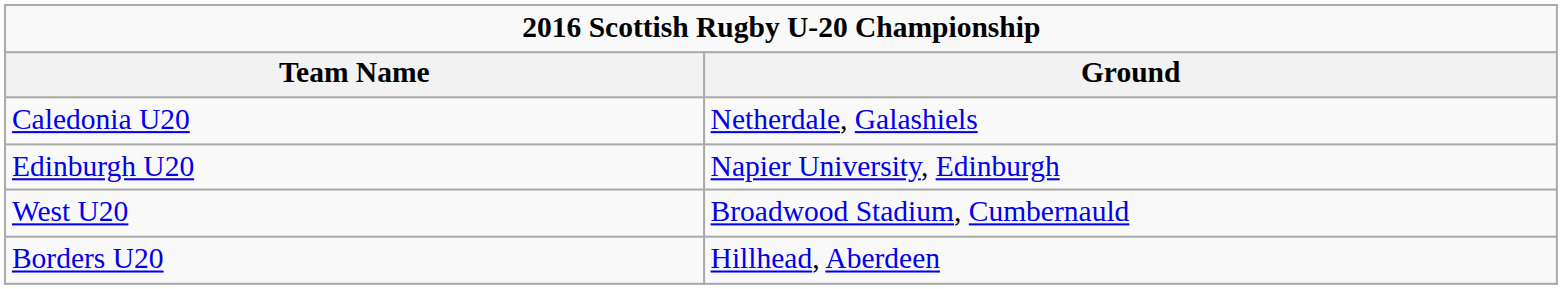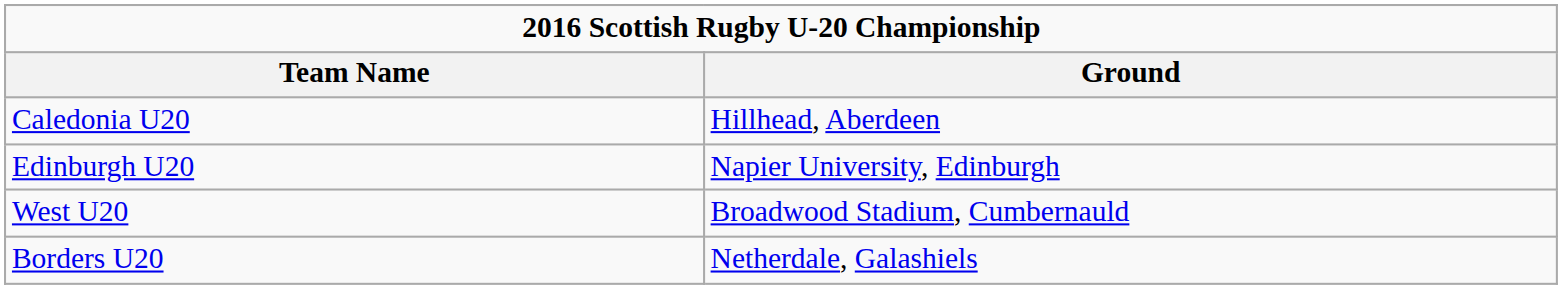(844, 119) Netherdale, Galashiels -> (825, 119) Hillhead, Aberdeen
(825, 258) Hillhead, Aberdeen -> (844, 258) Netherdale, Galashiels
